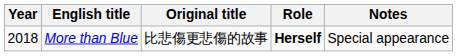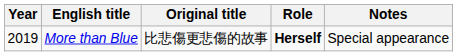(23, 38) 2018 -> (23, 38) 2019
